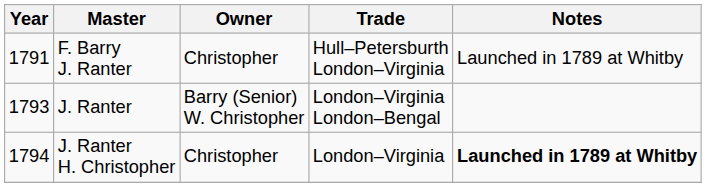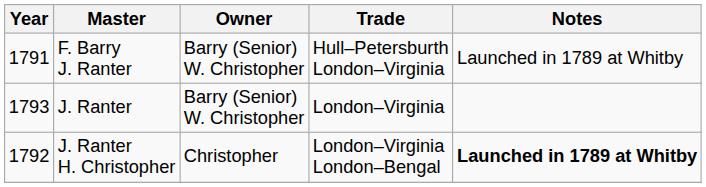(231, 58) Christopher -> (244, 58) Barry (Senior) W. Christopher
(379, 107) London–Virginia London–Bengal -> (379, 107) London–Virginia
(29, 157) 1794 -> (29, 157) 1792
(379, 157) London–Virginia -> (379, 157) London–Virginia London–Bengal
